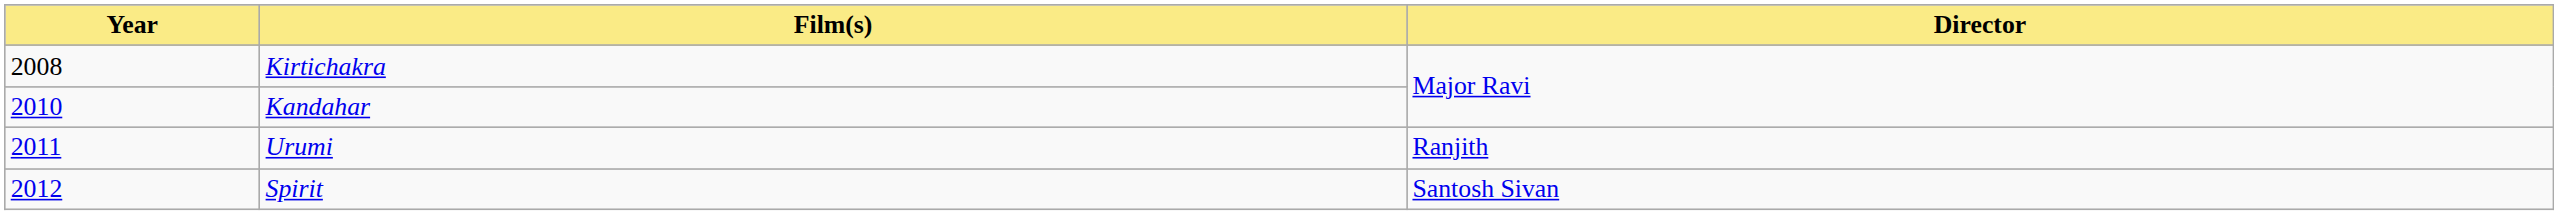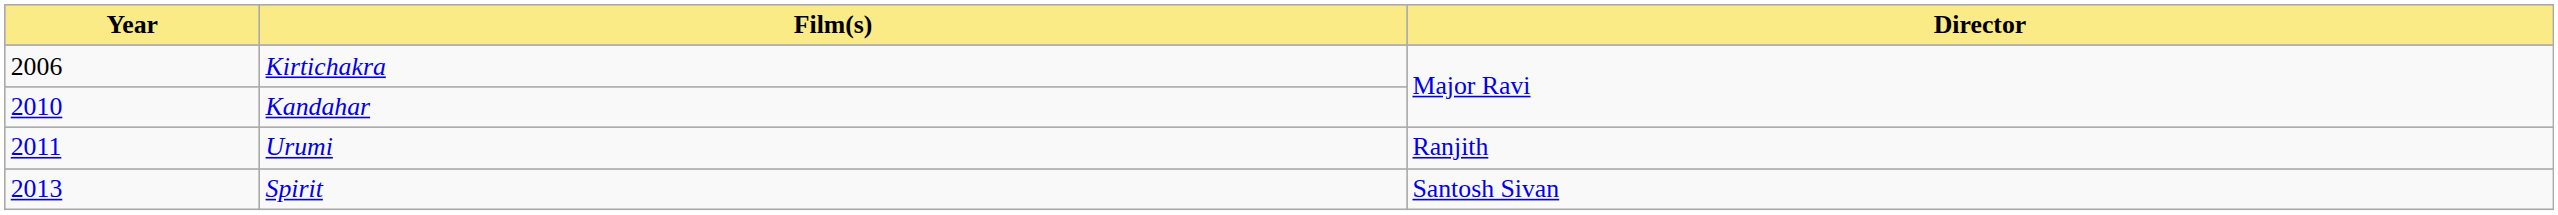(37, 65) 2008 -> (37, 65) 2006
(37, 188) 2012 -> (37, 188) 2013
